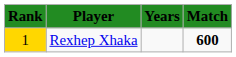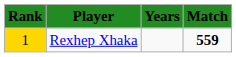(207, 39) 600 -> (207, 39) 559
